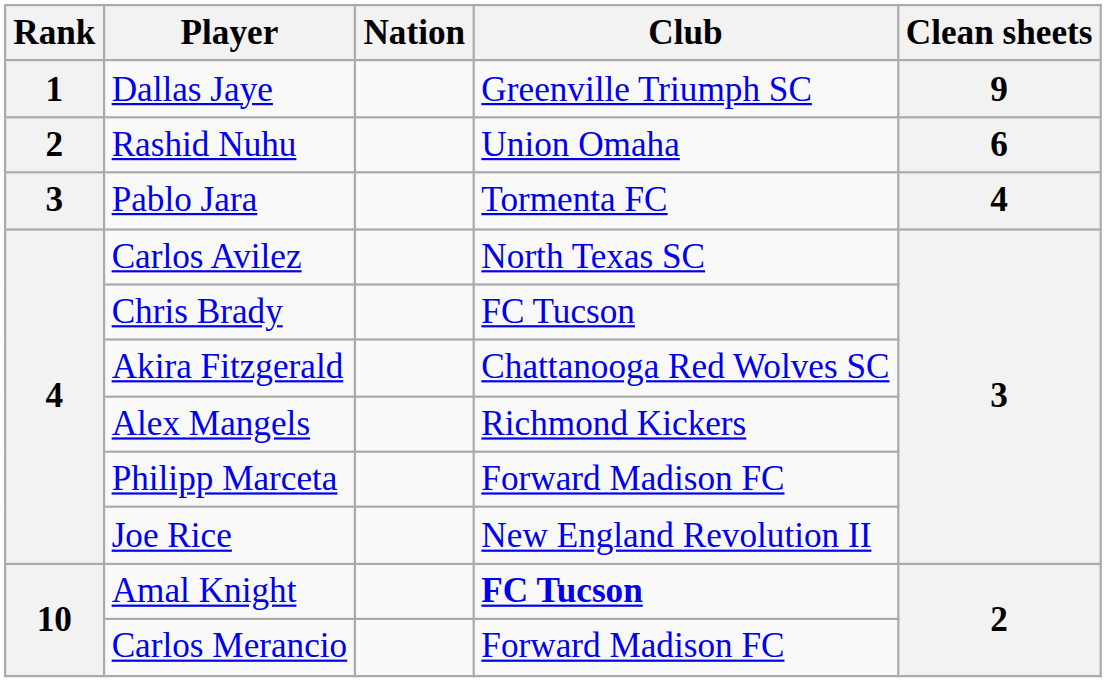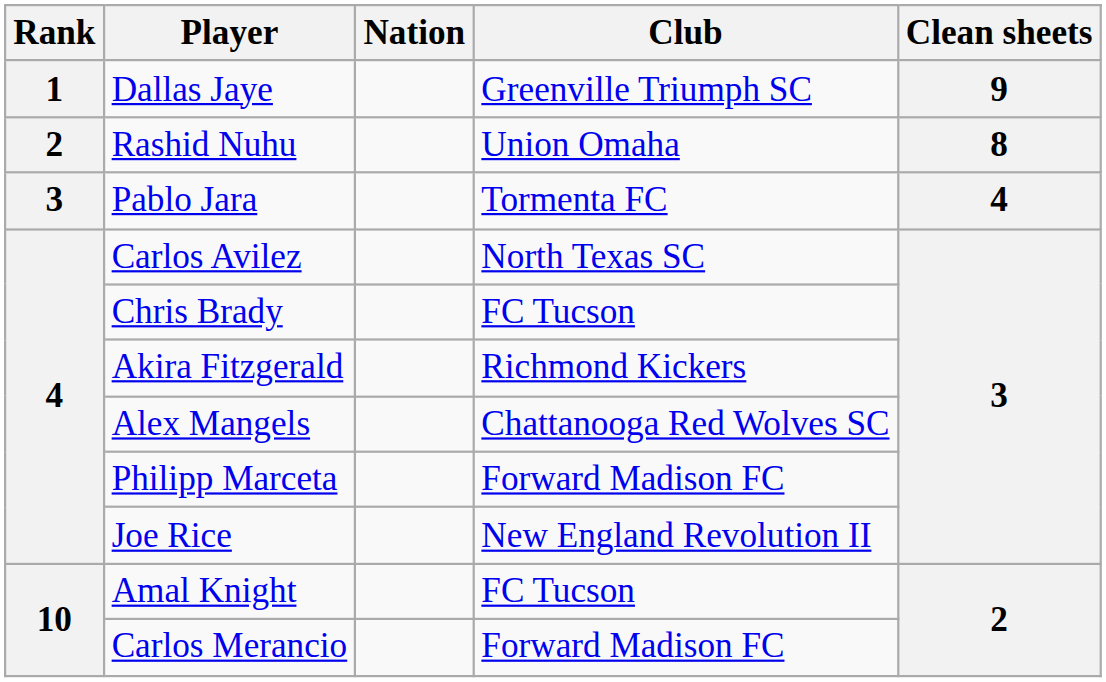(999, 144) 6 -> (999, 144) 8
(685, 367) Chattanooga Red Wolves SC -> (614, 367) Richmond Kickers
(614, 423) Richmond Kickers -> (685, 423) Chattanooga Red Wolves SC
(562, 590) bold -> (558, 590) normal
